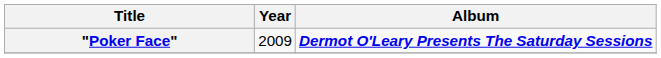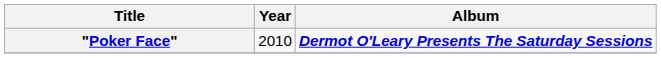(275, 40) 2009 -> (275, 40) 2010
